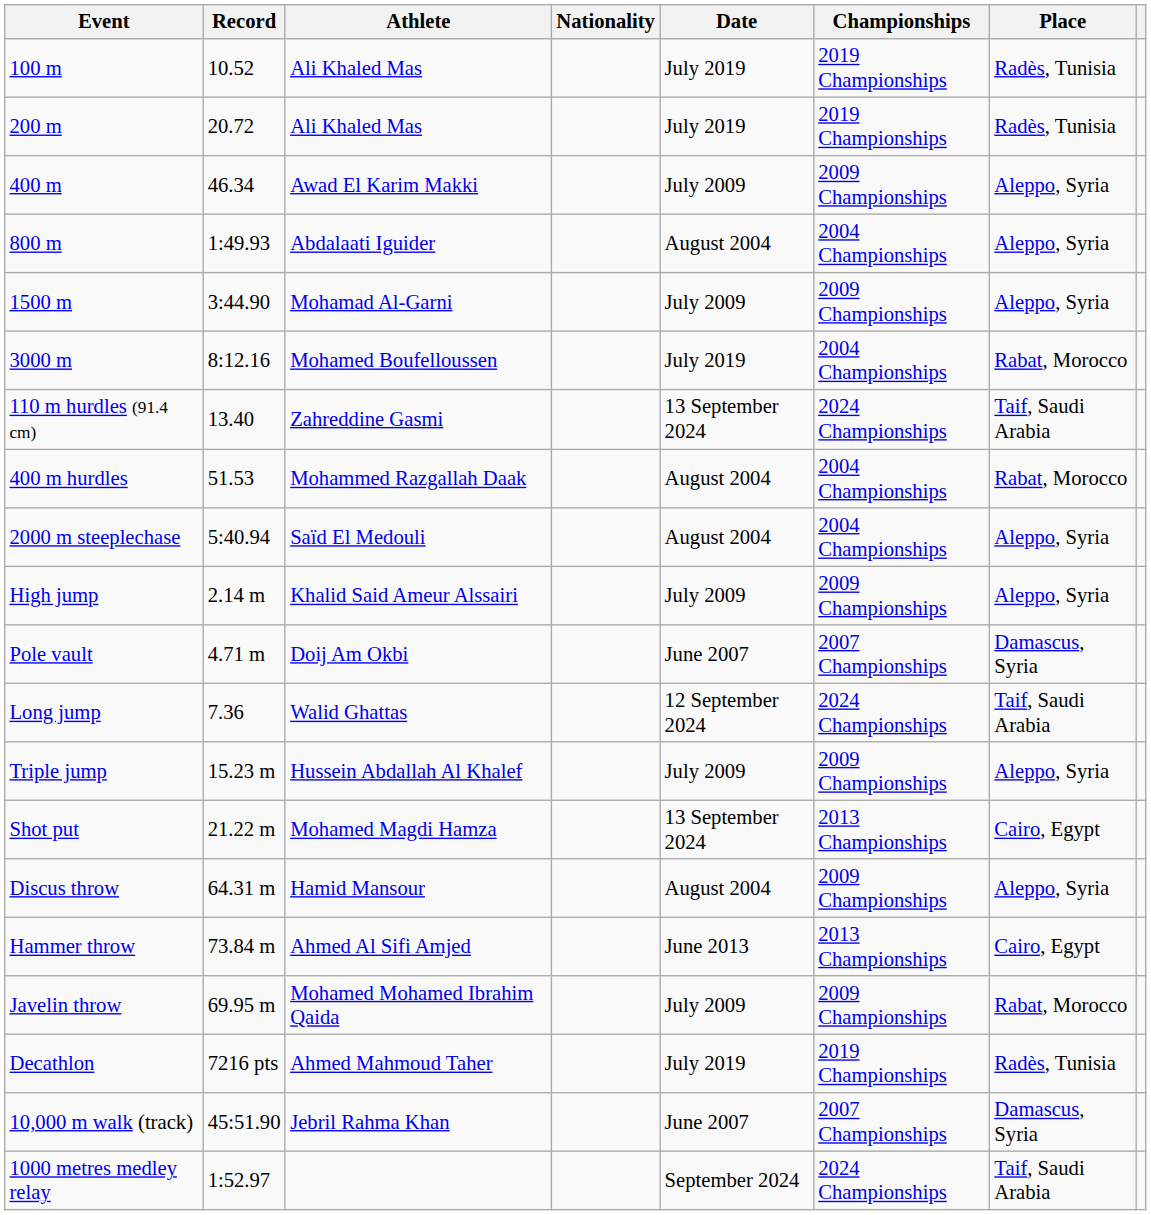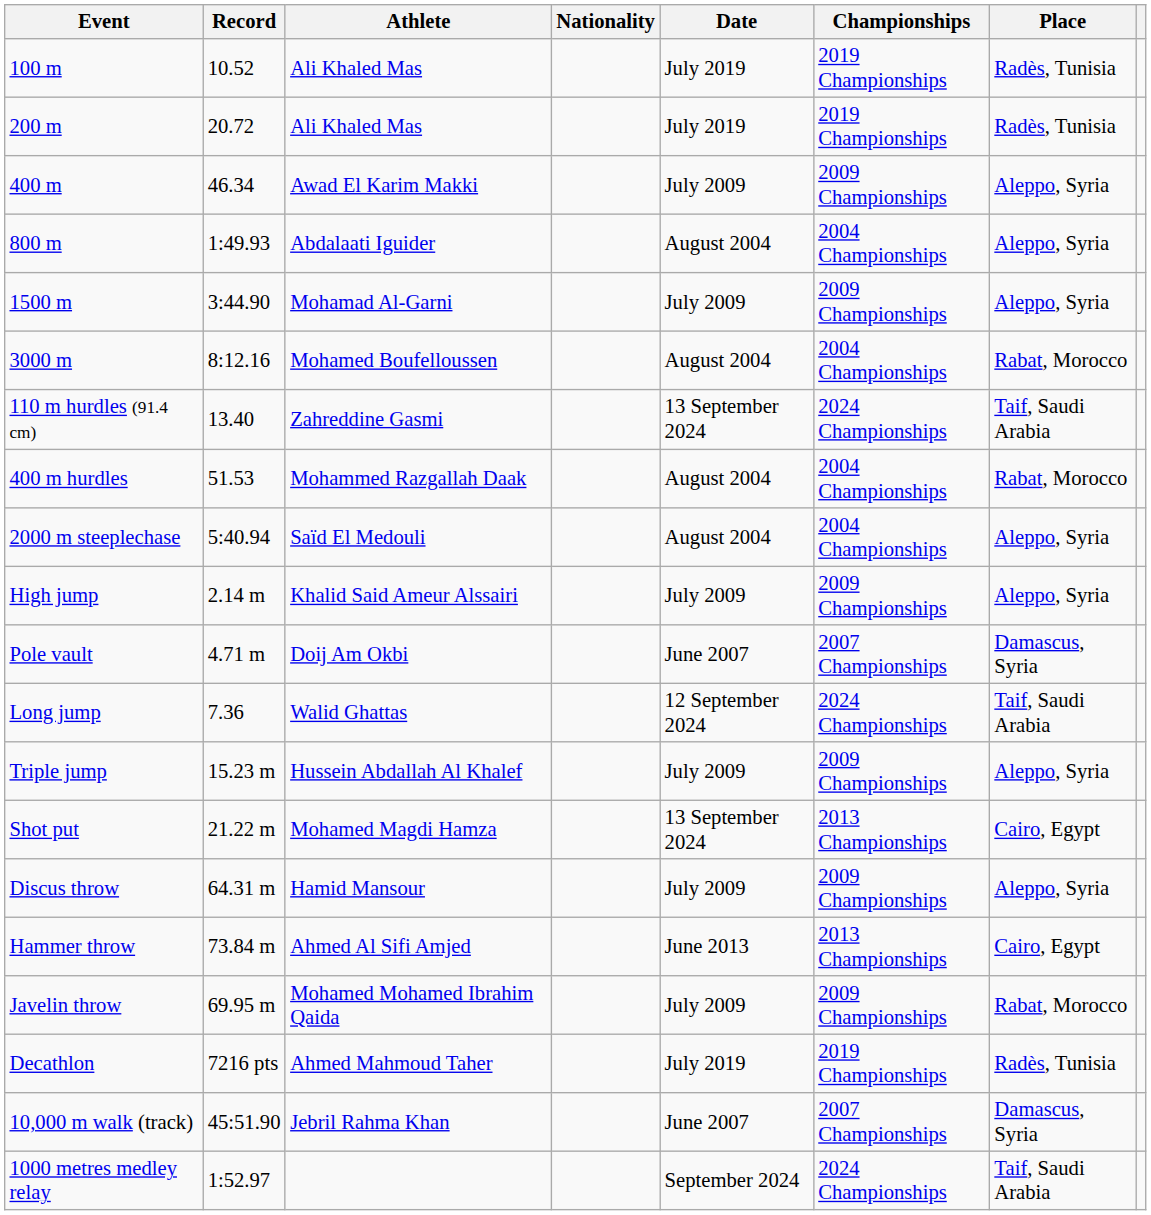(705, 360) July 2019 -> (718, 360) August 2004
(718, 887) August 2004 -> (705, 887) July 2009
